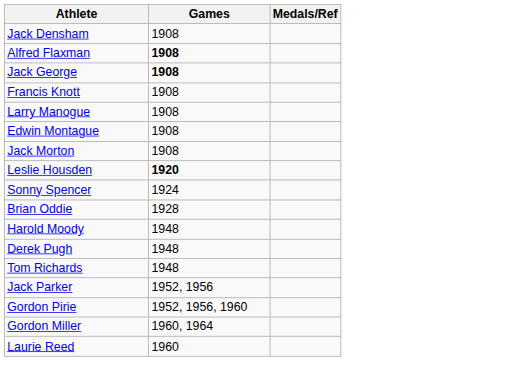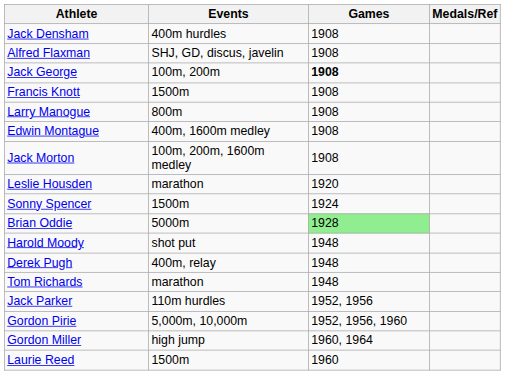+ column: (229, 14)
(165, 53) bold -> (325, 53) normal
(165, 170) bold -> (325, 184) normal
(165, 209) no background -> (325, 223) lightgreen background
